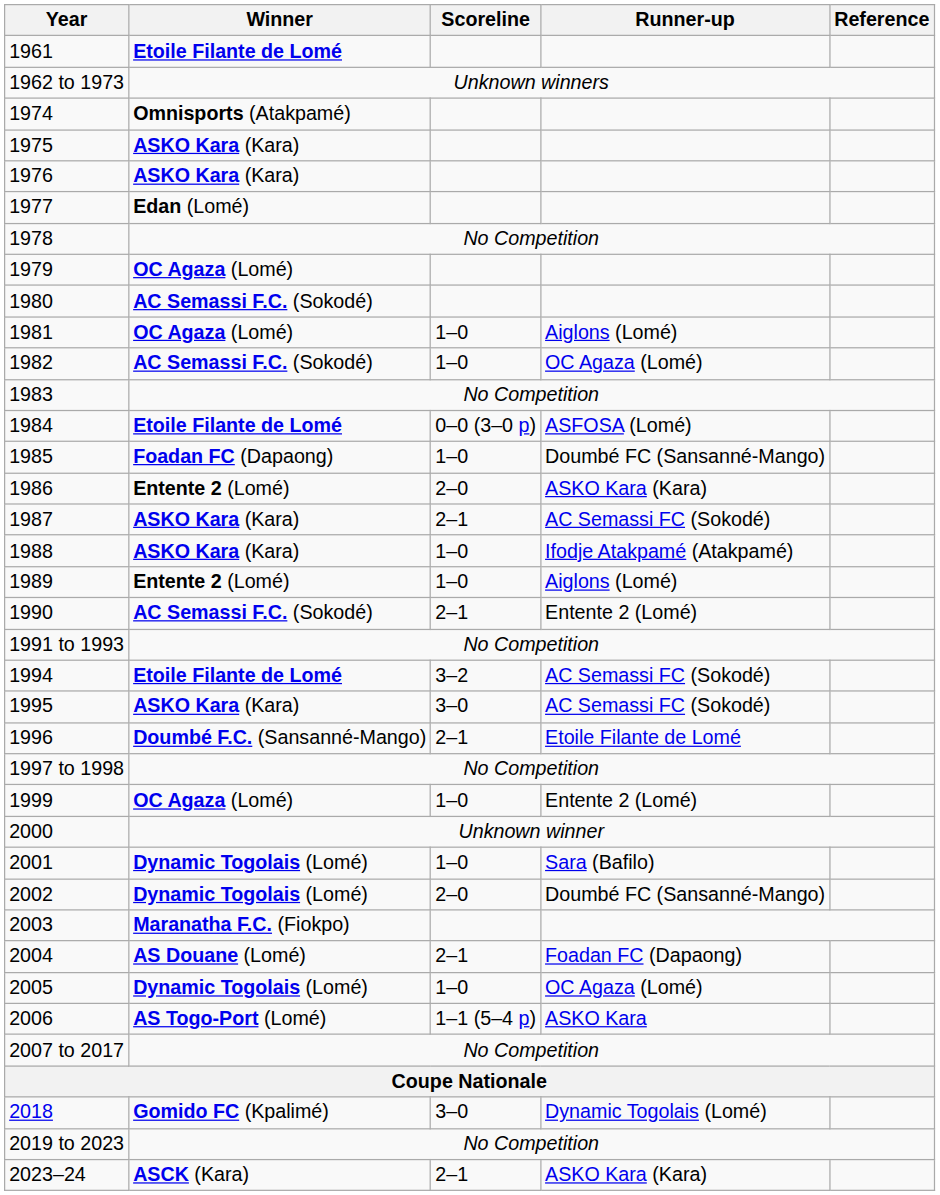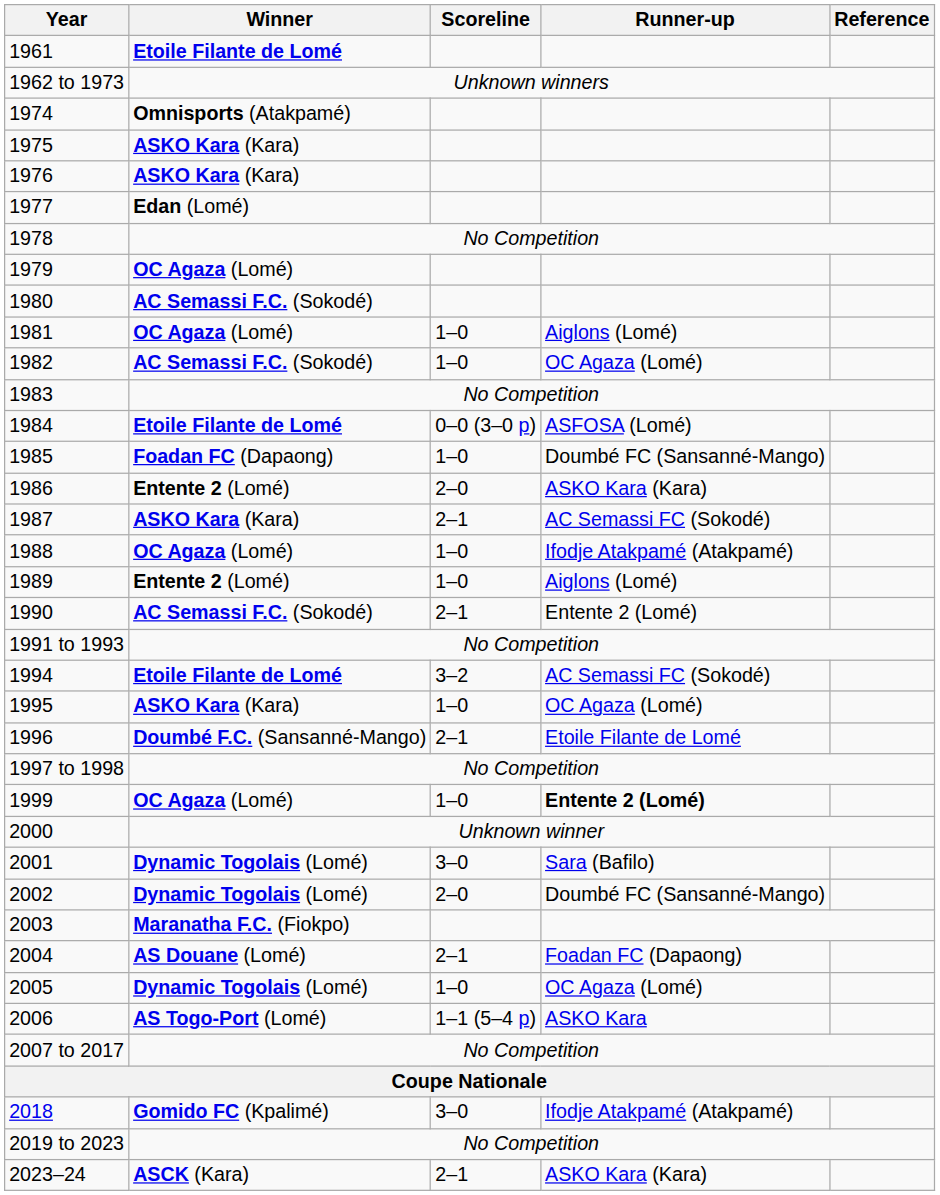(216, 550) ASKO Kara (Kara) -> (213, 550) OC Agaza (Lomé)
(452, 706) 3–0 -> (452, 706) 1–0
(658, 706) AC Semassi FC (Sokodé) -> (624, 706) OC Agaza (Lomé)
(621, 800) normal -> (625, 800) bold
(452, 862) 1–0 -> (452, 862) 3–0
(656, 1112) Dynamic Togolais (Lomé) -> (669, 1112) Ifodje Atakpamé (Atakpamé)
